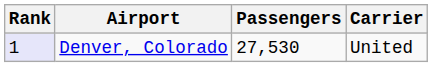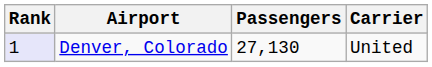(268, 48) 27,530 -> (268, 48) 27,130
